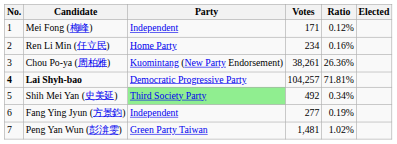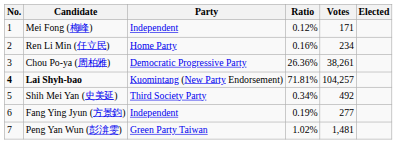columns swapped: (303, 12) <-> (339, 12)
(207, 63) Kuomintang (New Party Endorsement) -> (188, 63) Democratic Progressive Party
(188, 79) Democratic Progressive Party -> (207, 79) Kuomintang (New Party Endorsement)
(168, 96) lightgreen background -> (168, 96) no background
